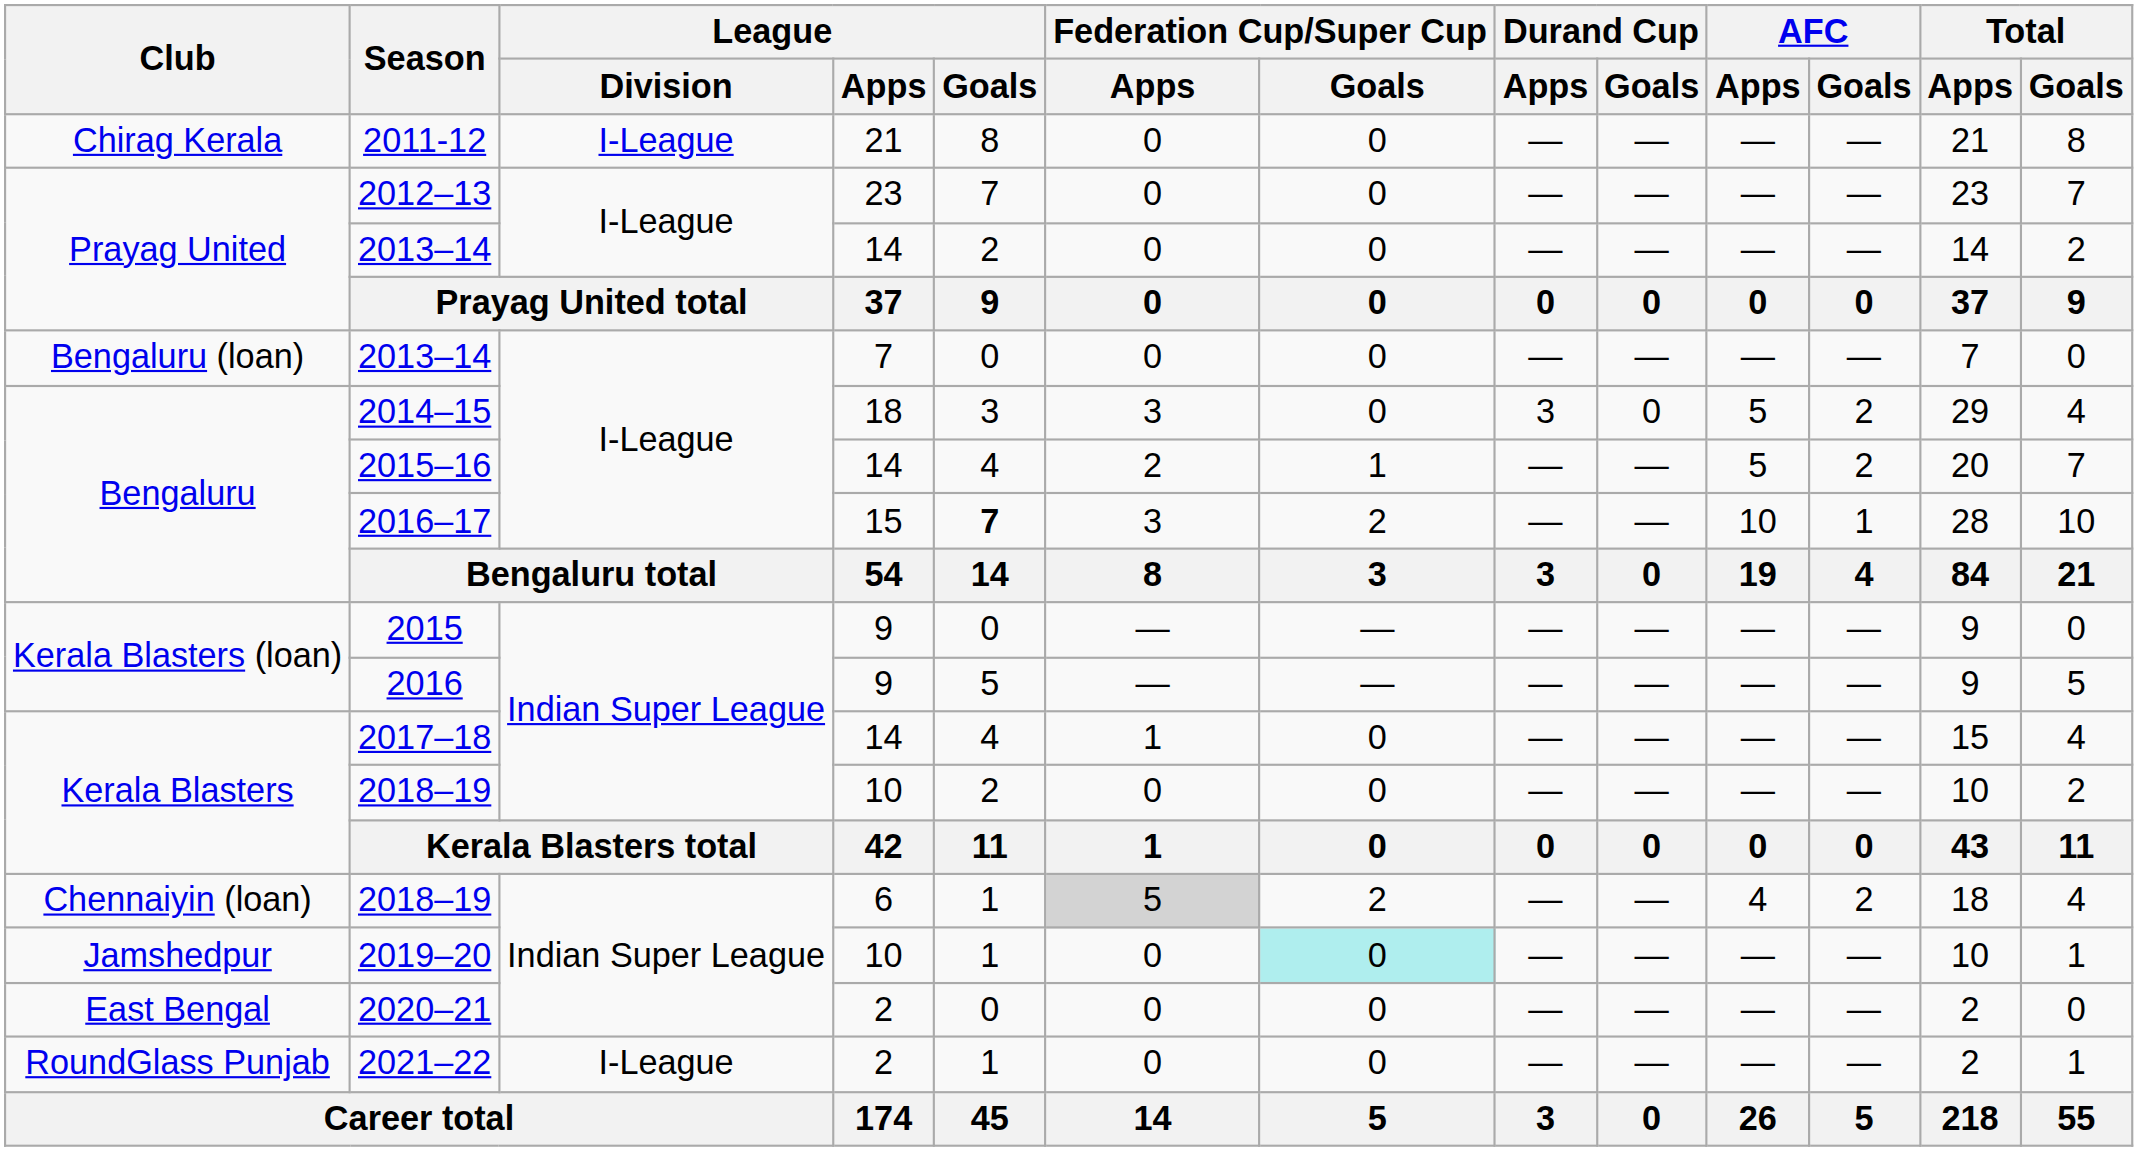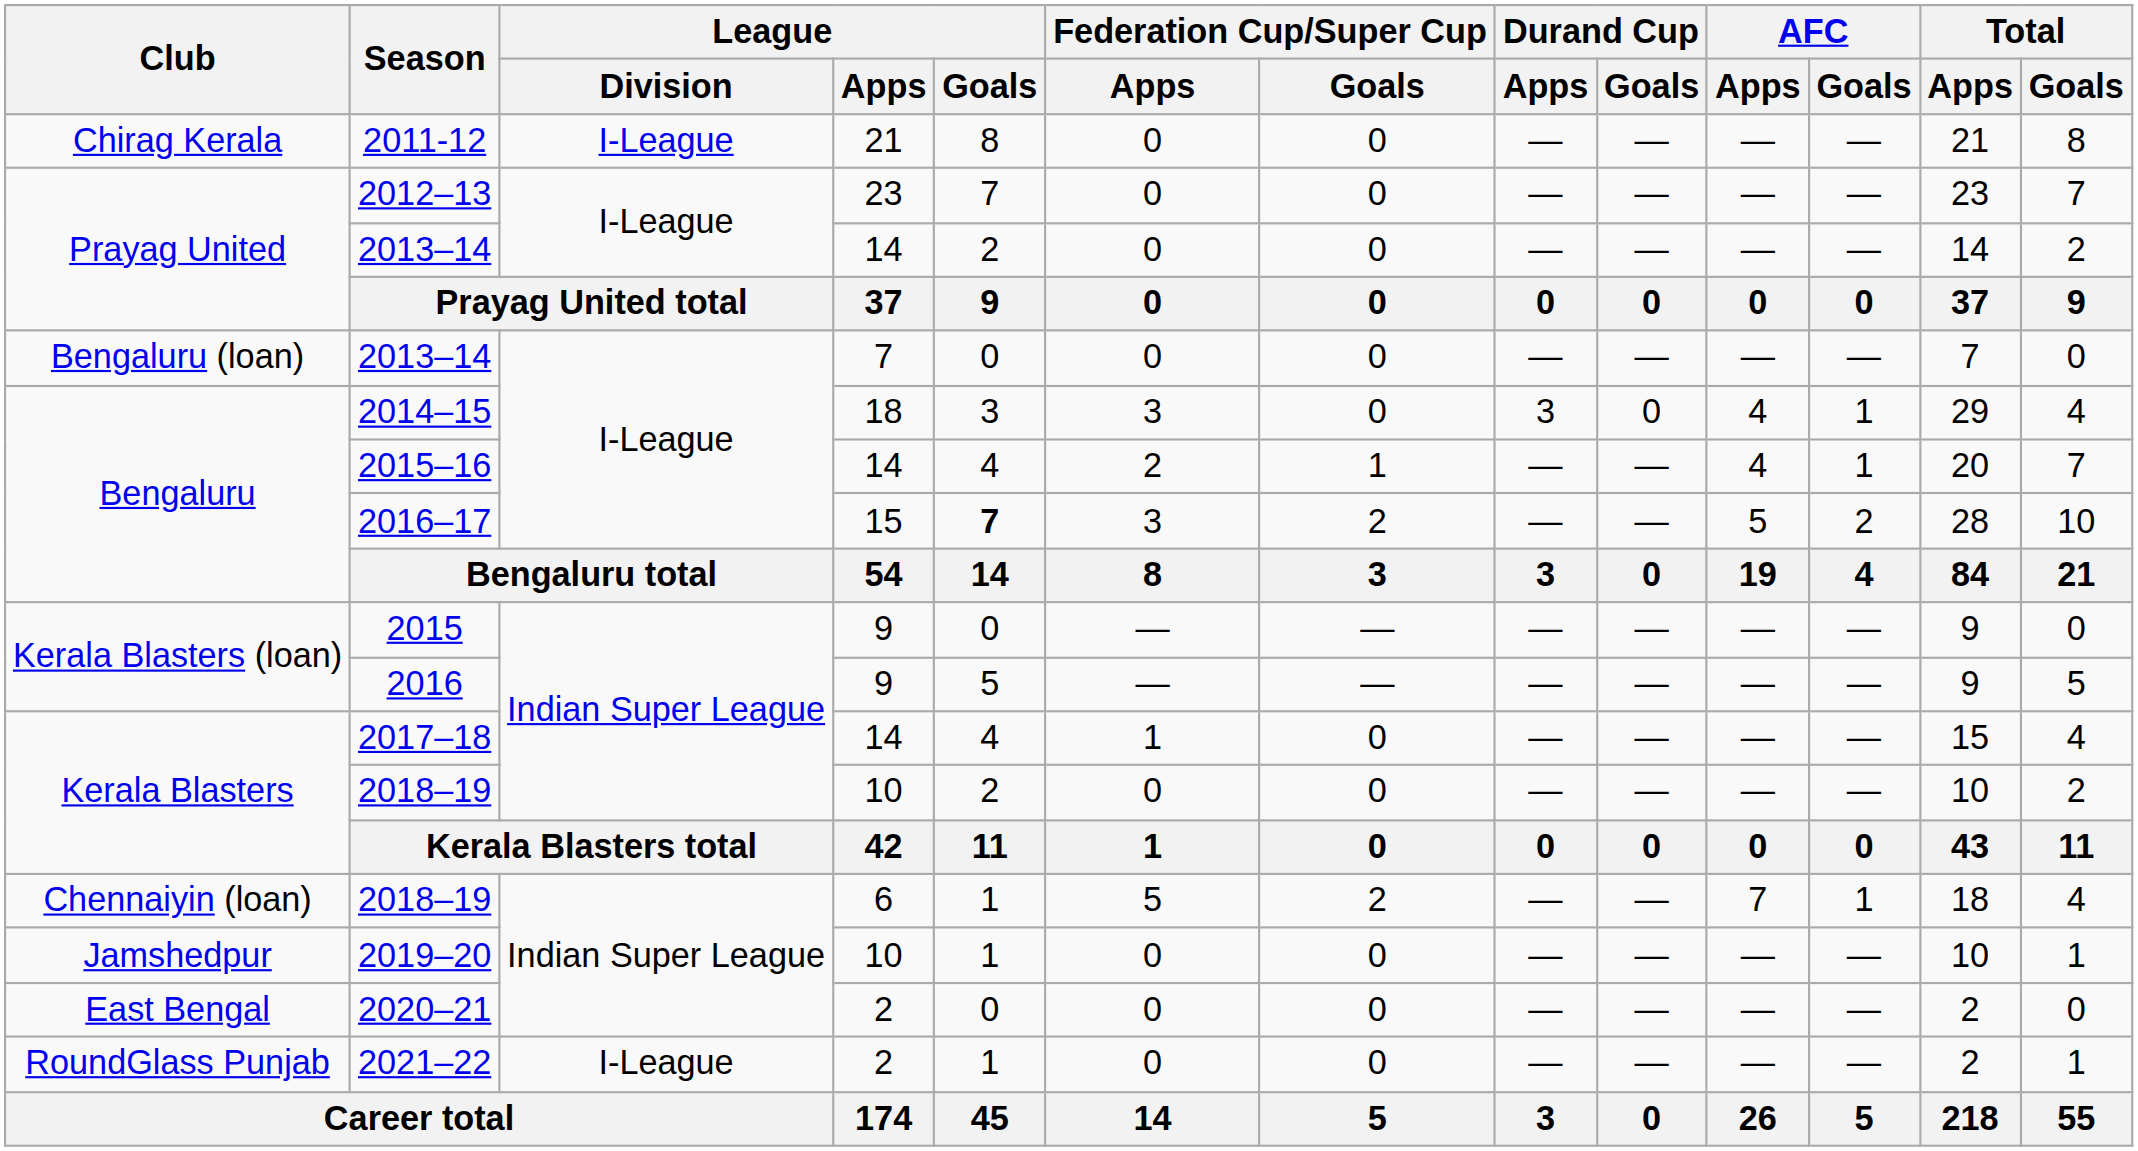(1758, 411) 5 -> (1758, 411) 4
(1864, 411) 2 -> (1864, 411) 1
(1758, 466) 5 -> (1758, 466) 4
(1864, 466) 2 -> (1864, 466) 1
(1758, 520) 10 -> (1758, 520) 5
(1864, 520) 1 -> (1864, 520) 2
(1153, 900) lightgrey background -> (1153, 900) no background
(1758, 900) 4 -> (1758, 900) 7
(1864, 900) 2 -> (1864, 900) 1
(1377, 954) paleturquoise background -> (1377, 954) no background
